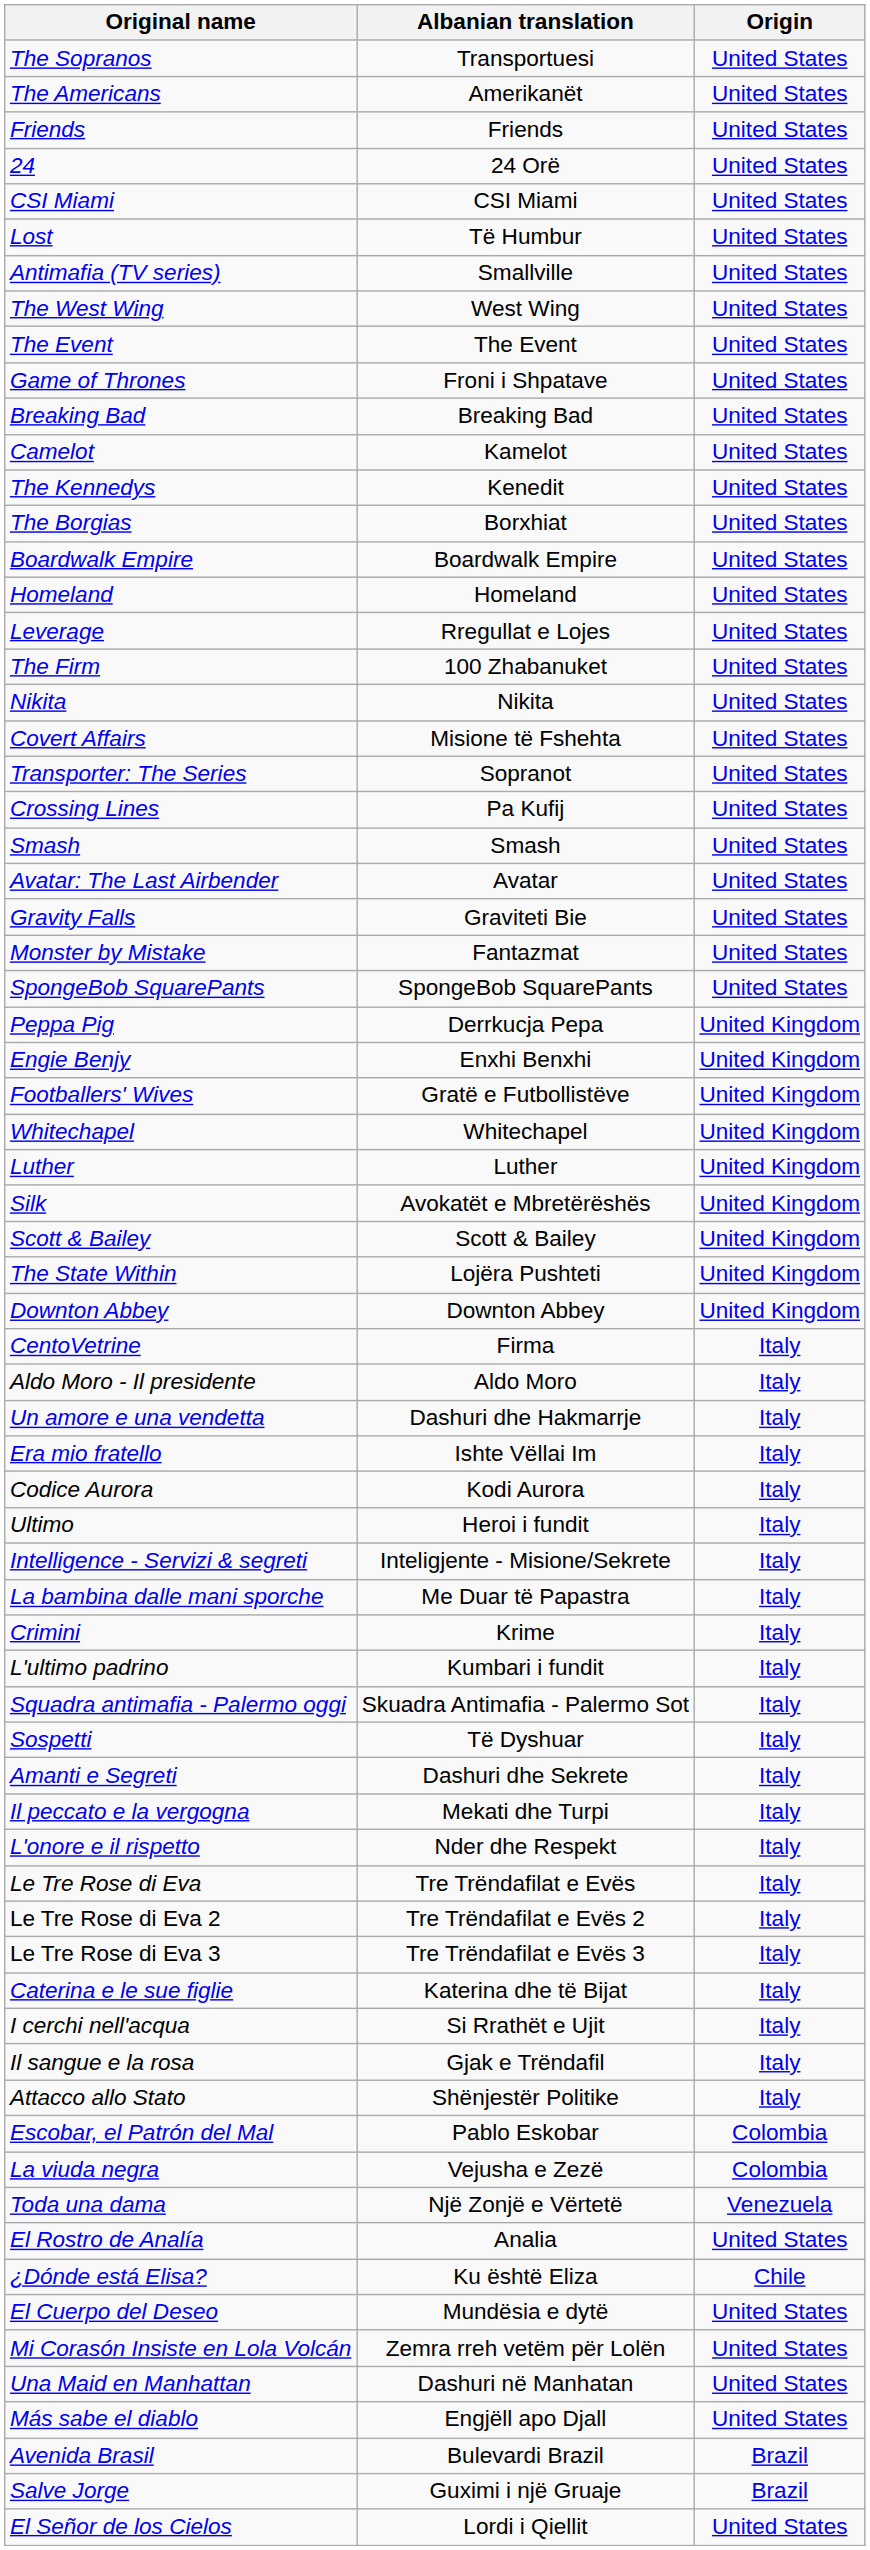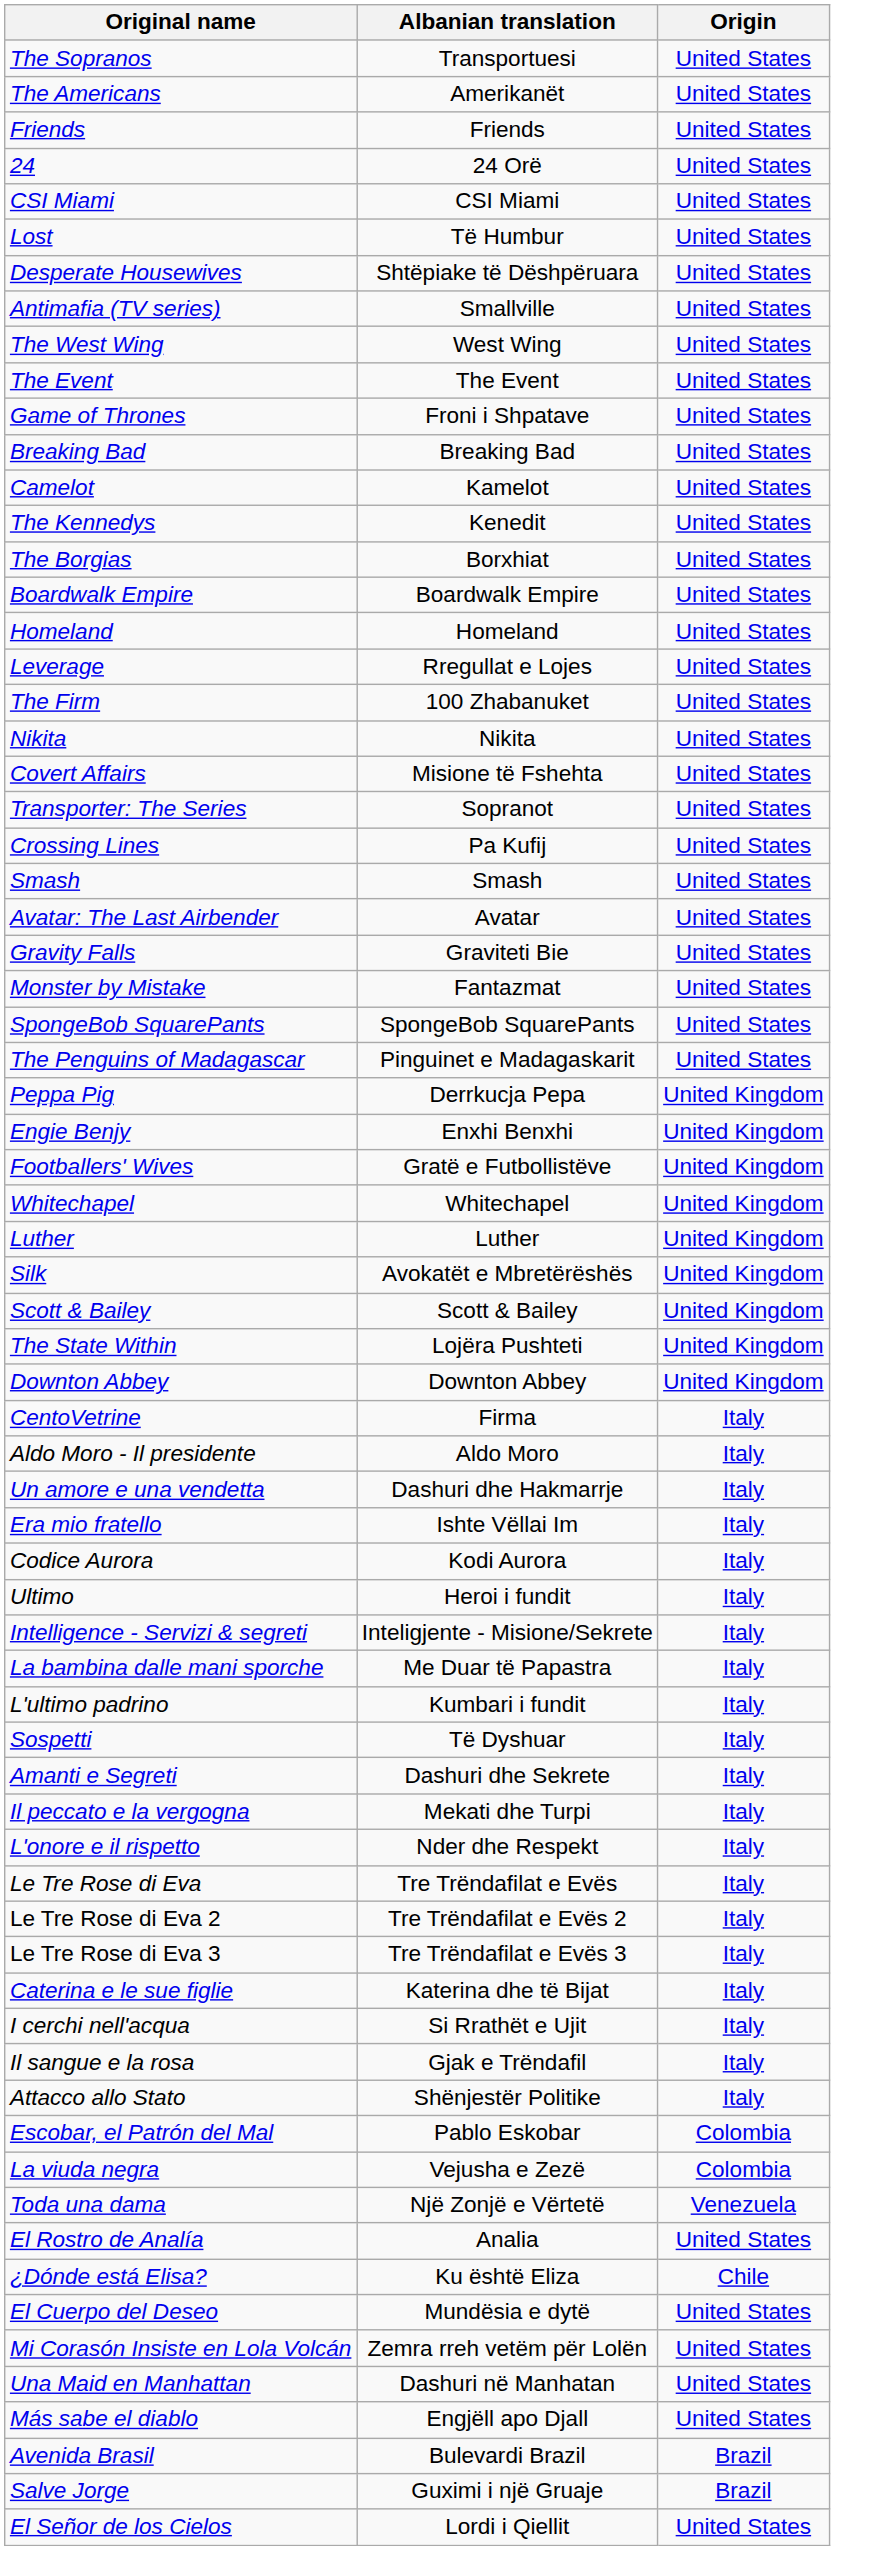+ row: (126, 272)
+ row: (157, 1059)
- row: (45, 1632)
- row: (178, 1703)
